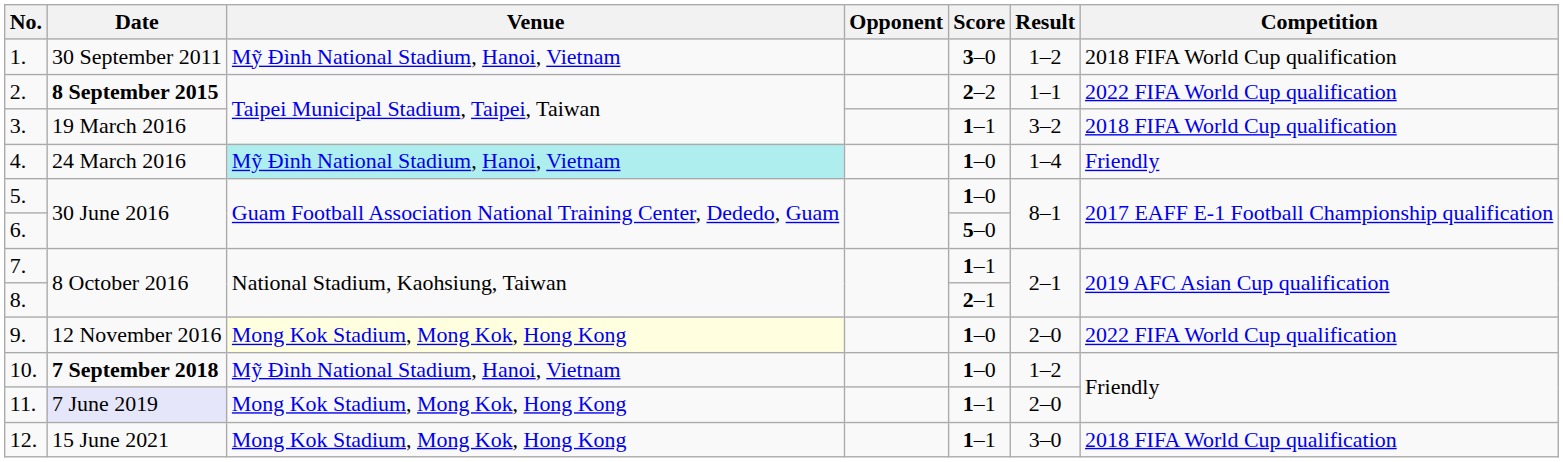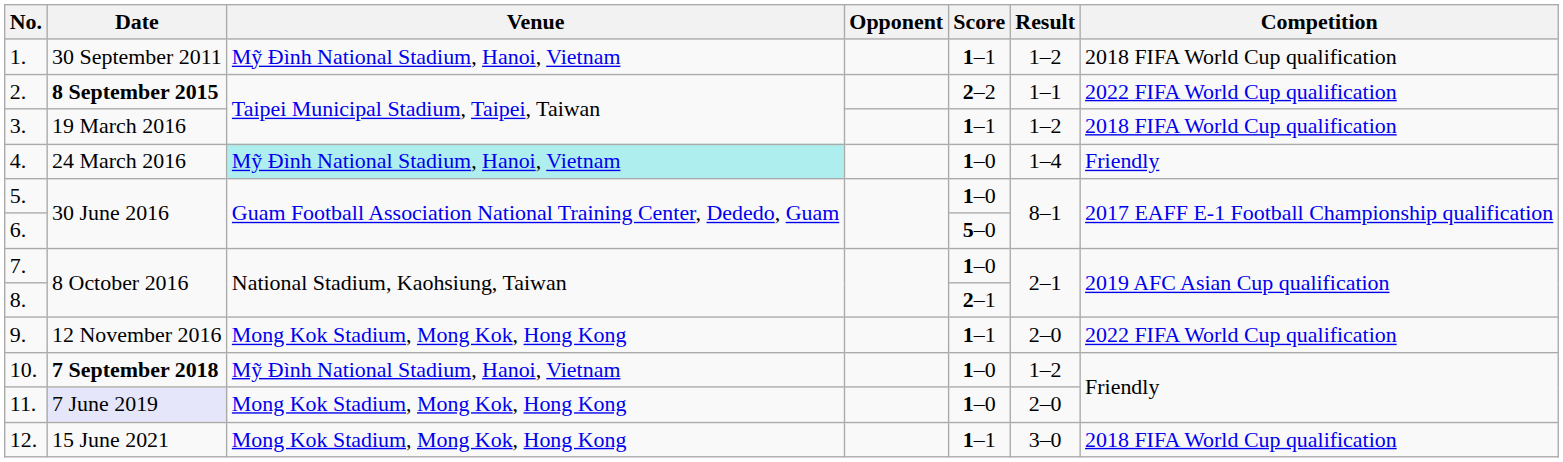(979, 56) 3–0 -> (979, 56) 1–1
(1045, 126) 3–2 -> (1045, 126) 1–2
(979, 265) 1–1 -> (979, 265) 1–0
(429, 334) lightyellow background -> (429, 334) no background
(979, 334) 1–0 -> (979, 334) 1–1
(979, 404) 1–1 -> (979, 404) 1–0
